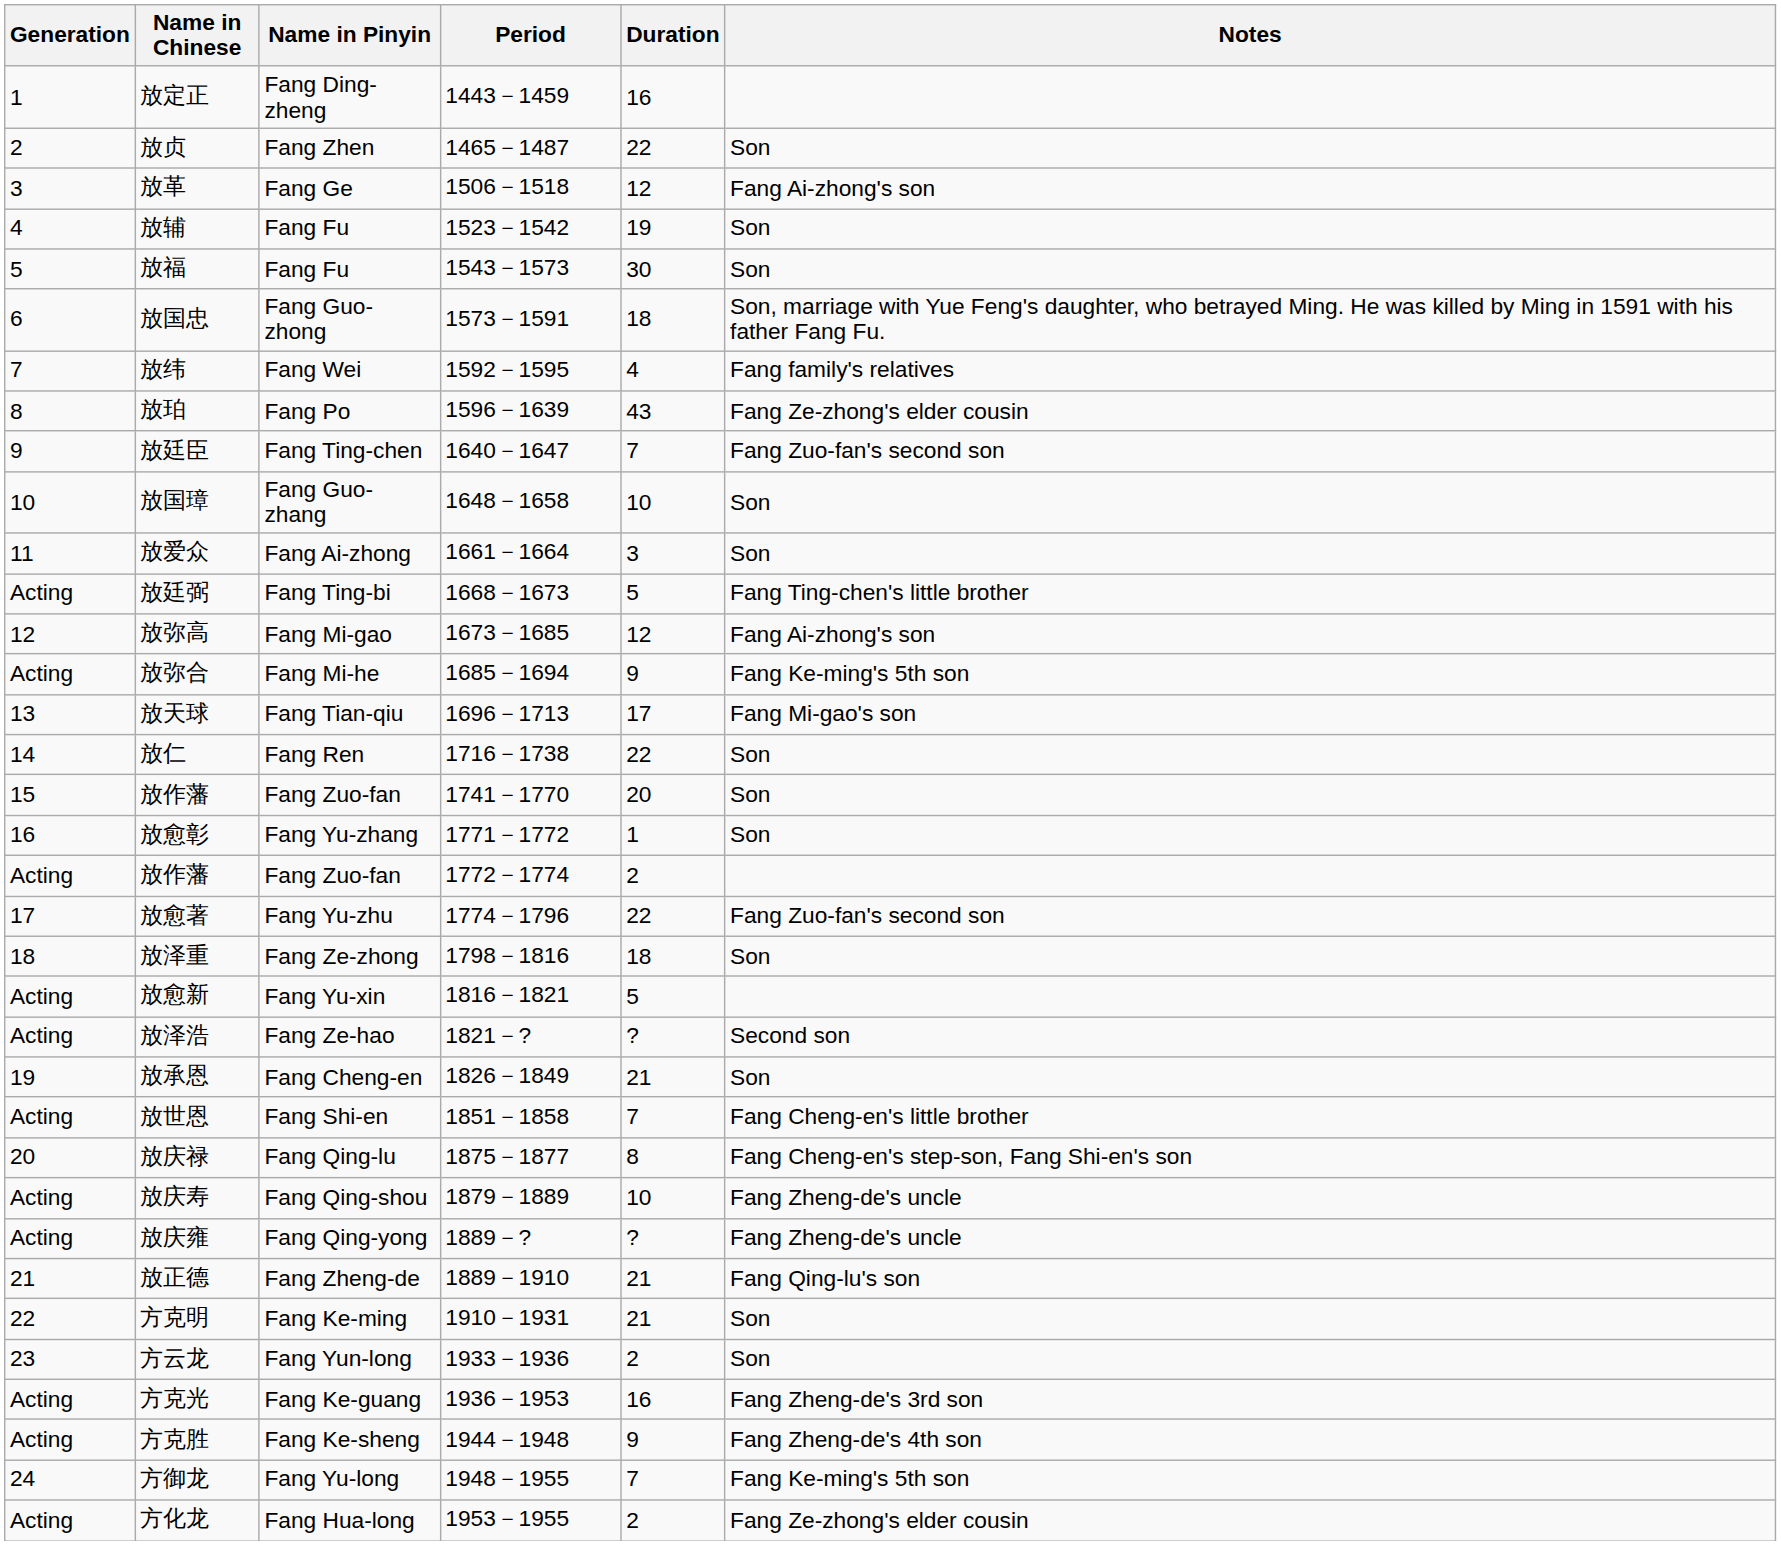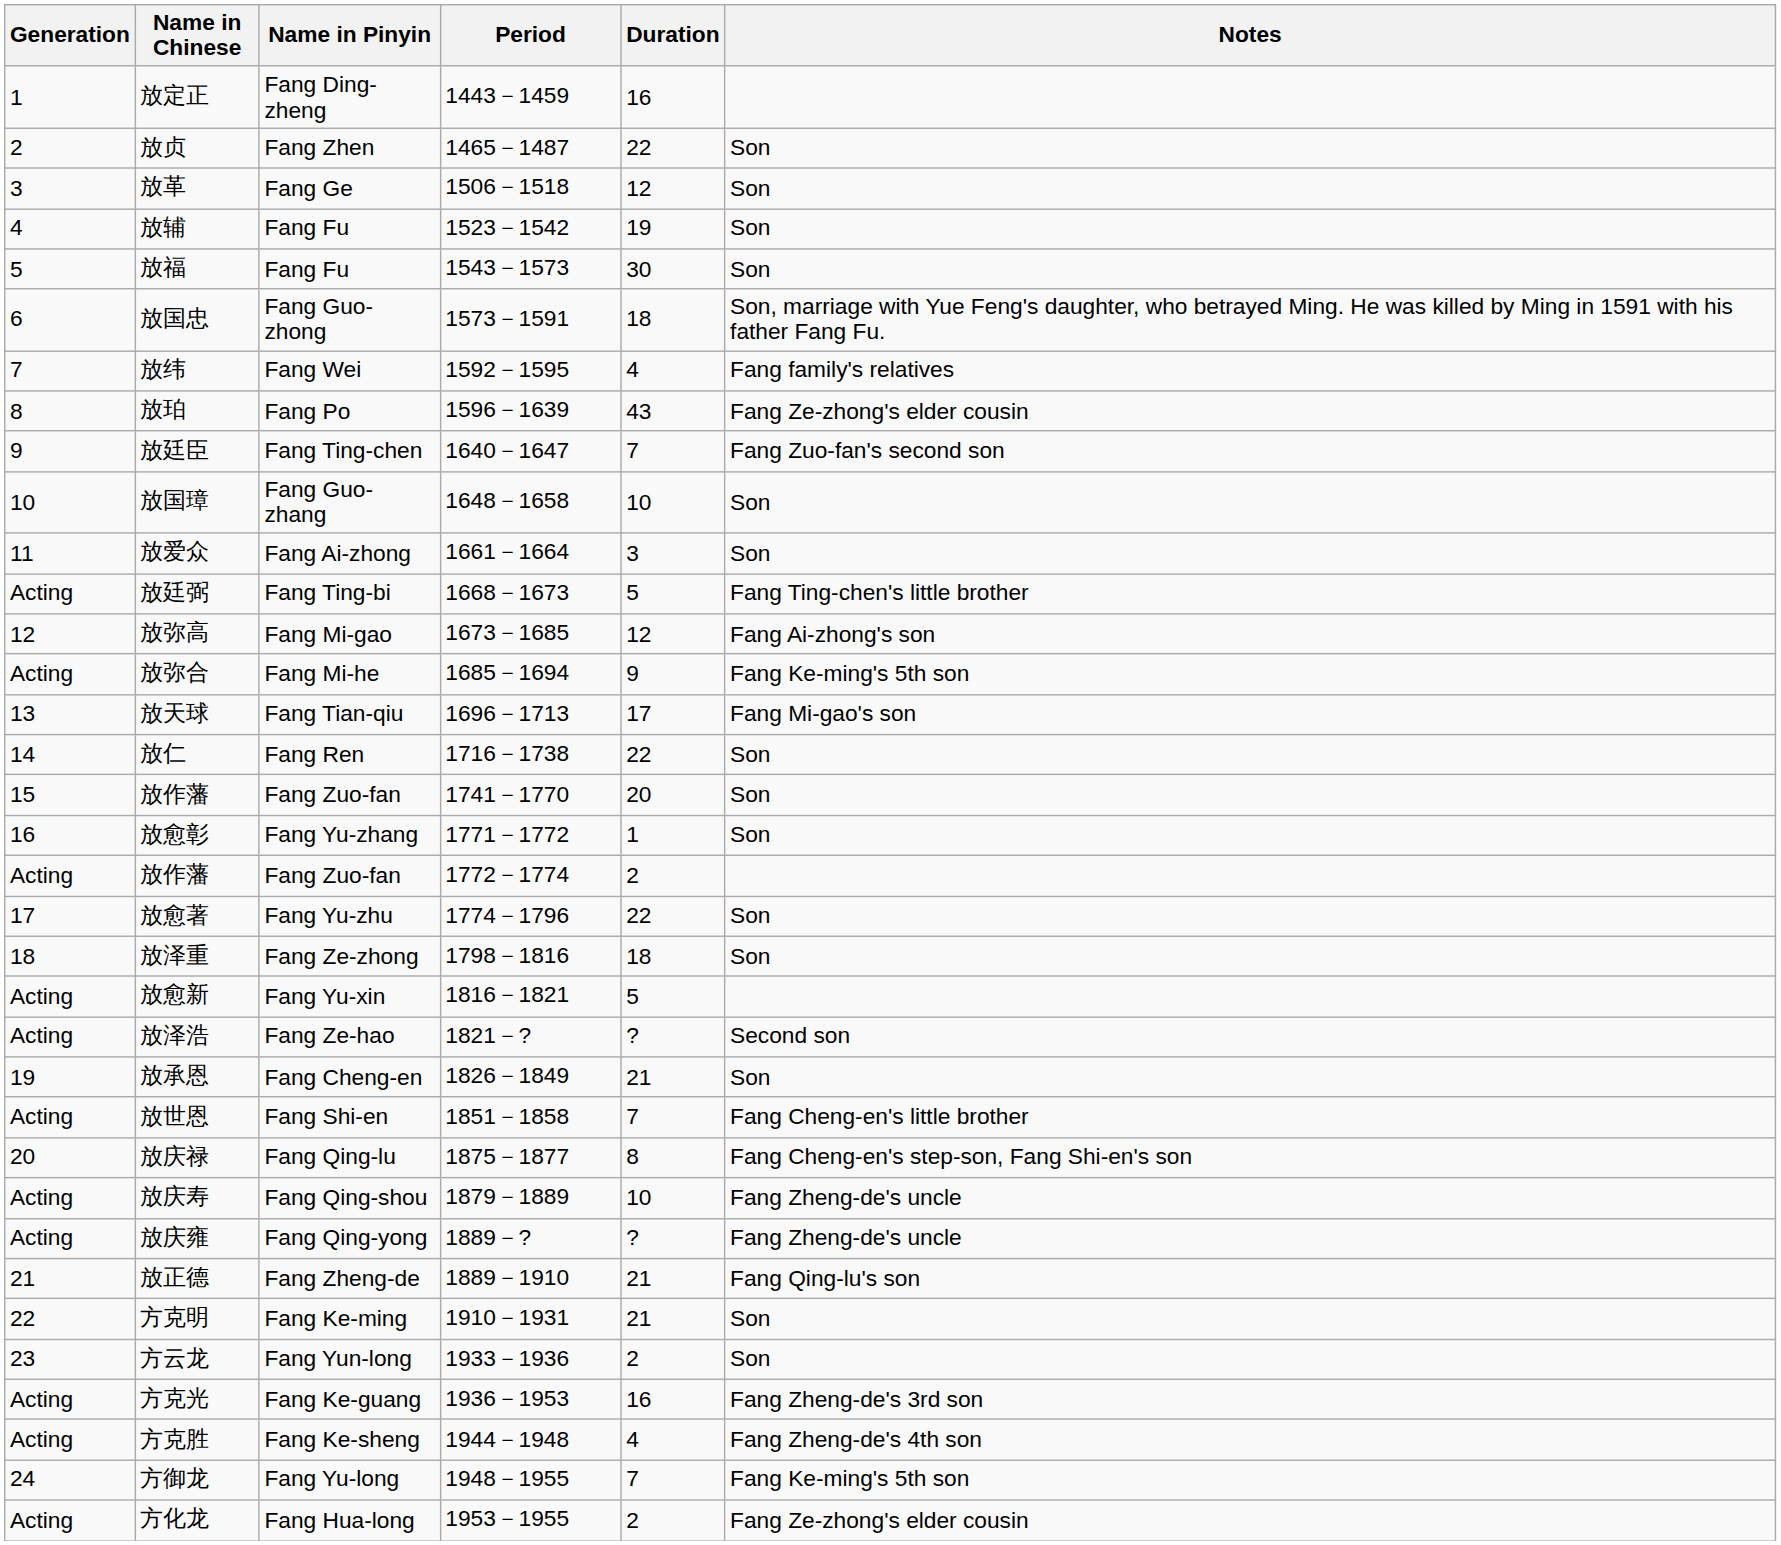(833, 188) Fang Ai-zhong's son -> (750, 188) Son
(867, 915) Fang Zuo-fan's second son -> (750, 915) Son
(633, 1439) 9 -> (633, 1439) 4
